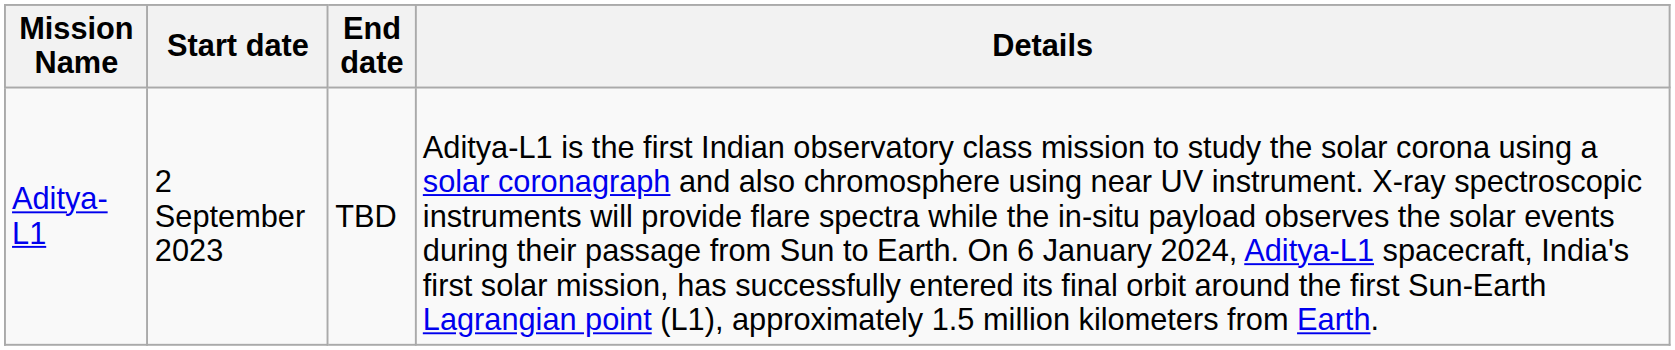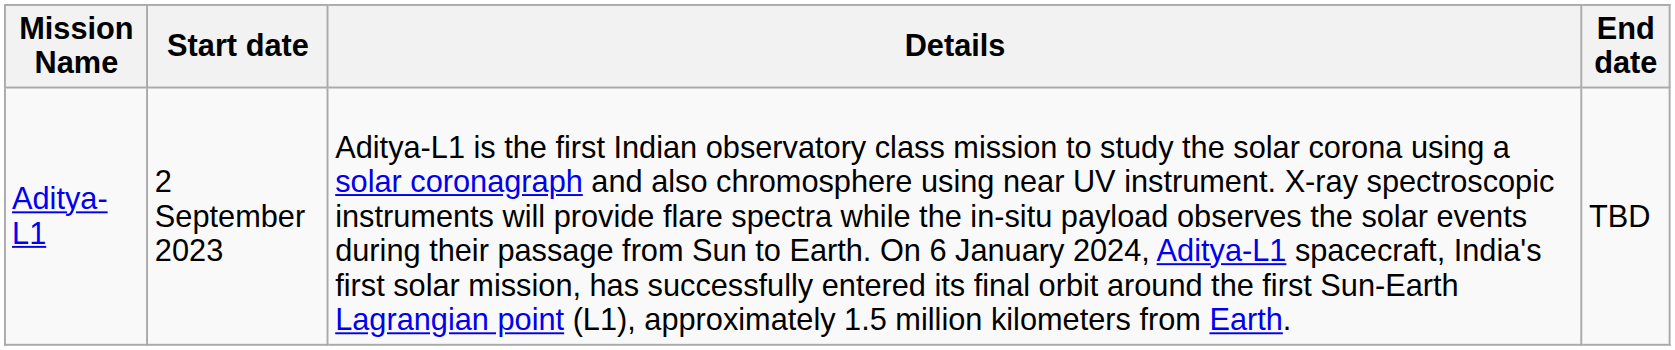columns swapped: (372, 46) <-> (1043, 46)
